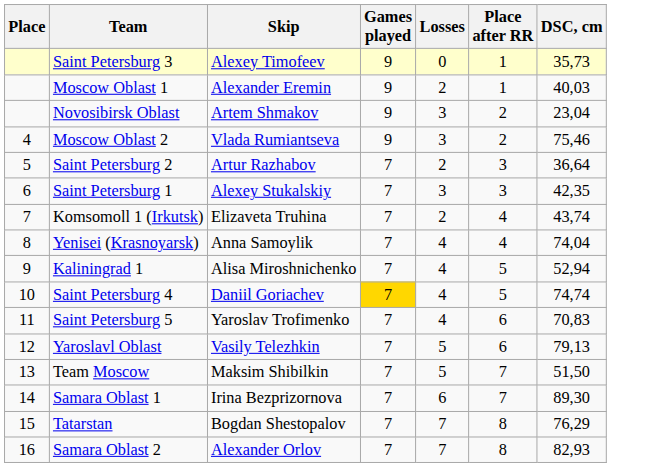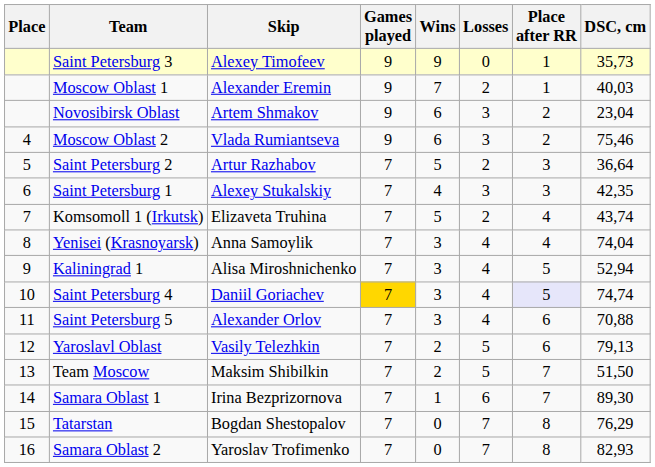+ column: (438, 26)
(503, 294) no background -> (546, 294) lavender background
(280, 320) Yaroslav Trofimenko -> (266, 320) Alexander Orlov
(572, 320) 70,83 -> (615, 320) 70,88
(266, 449) Alexander Orlov -> (280, 449) Yaroslav Trofimenko
